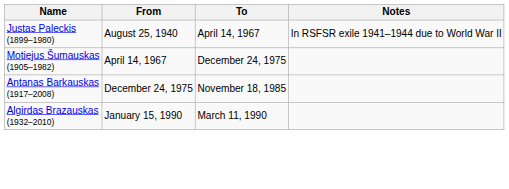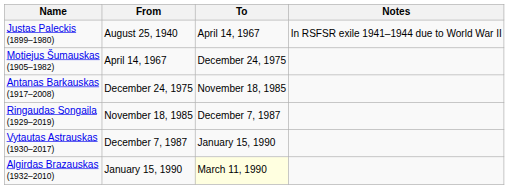+ row: (52, 116)
+ row: (52, 143)
(232, 116) no background -> (232, 170) lightyellow background
